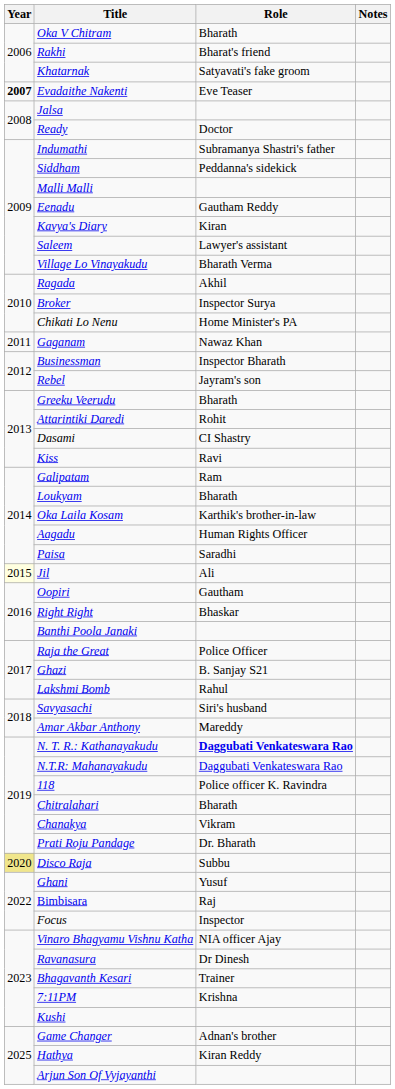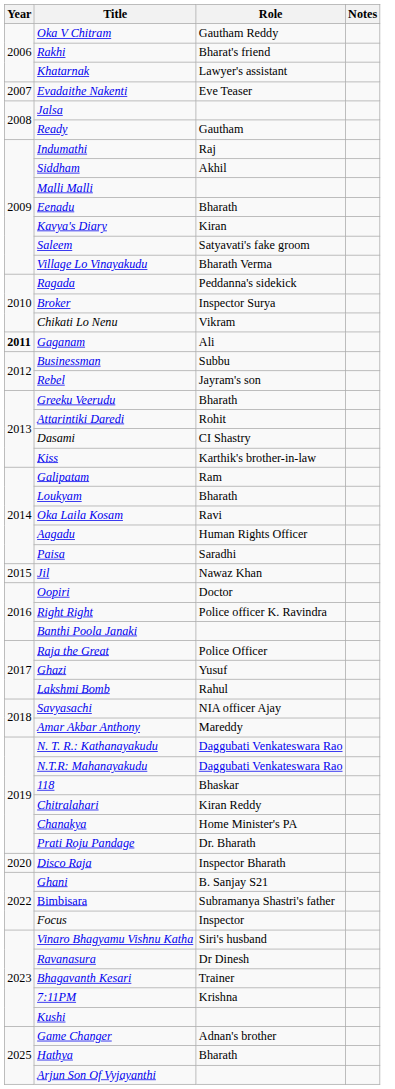(218, 33) Bharath -> (239, 33) Gautham Reddy
(254, 71) Satyavati's fake groom -> (243, 71) Lawyer's assistant
(19, 91) bold -> (19, 91) normal
(216, 129) Doctor -> (221, 129) Gautham
(267, 149) Subramanya Shastri's father -> (207, 149) Raj
(248, 168) Peddanna's sidekick -> (213, 168) Akhil
(239, 206) Gautham Reddy -> (218, 206) Bharath
(243, 245) Lawyer's assistant -> (254, 245) Satyavati's fake groom
(213, 284) Akhil -> (248, 284) Peddanna's sidekick
(248, 322) Home Minister's PA -> (217, 322) Vikram
(19, 341) normal -> (19, 341) bold
(230, 341) Nawaz Khan -> (207, 341) Ali
(242, 361) Inspector Bharath -> (214, 361) Subbu
(210, 457) Ravi -> (257, 457) Karthik's brother-in-law
(257, 515) Karthik's brother-in-law -> (210, 515) Ravi
(19, 573) lightyellow background -> (19, 573) no background
(207, 573) Ali -> (230, 573) Nawaz Khan
(221, 592) Gautham -> (216, 592) Doctor
(219, 611) Bhaskar -> (263, 611) Police officer K. Ravindra
(233, 669) B. Sanjay S21 -> (213, 669) Yusuf
(233, 708) Siri's husband -> (240, 708) NIA officer Ajay
(276, 746) bold -> (271, 746) normal
(263, 785) Police officer K. Ravindra -> (219, 785) Bhaskar
(218, 804) Bharath -> (230, 804) Kiran Reddy
(217, 824) Vikram -> (248, 824) Home Minister's PA
(19, 862) khaki background -> (19, 862) no background
(214, 862) Subbu -> (242, 862) Inspector Bharath
(213, 881) Yusuf -> (233, 881) B. Sanjay S21
(207, 901) Raj -> (267, 901) Subramanya Shastri's father
(240, 939) NIA officer Ajay -> (233, 939) Siri's husband
(230, 1055) Kiran Reddy -> (218, 1055) Bharath
